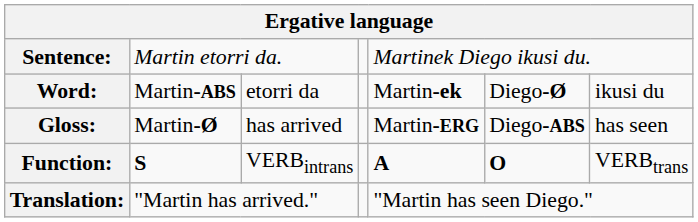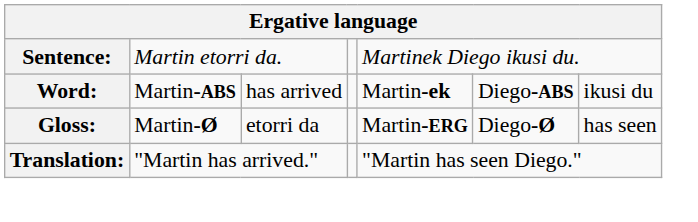(283, 90) etorri da -> (294, 90) has arrived
(528, 90) Diego-Ø -> (526, 90) Diego-ABS
(294, 125) has arrived -> (283, 125) etorri da
(537, 125) Diego-ABS -> (517, 125) Diego-Ø
- row: (67, 162)
